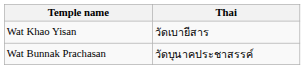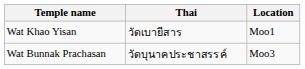+ column: (273, 13)
